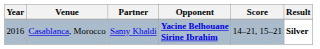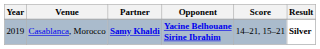(15, 32) 2016 -> (15, 32) 2019
(133, 32) normal -> (135, 32) bold
